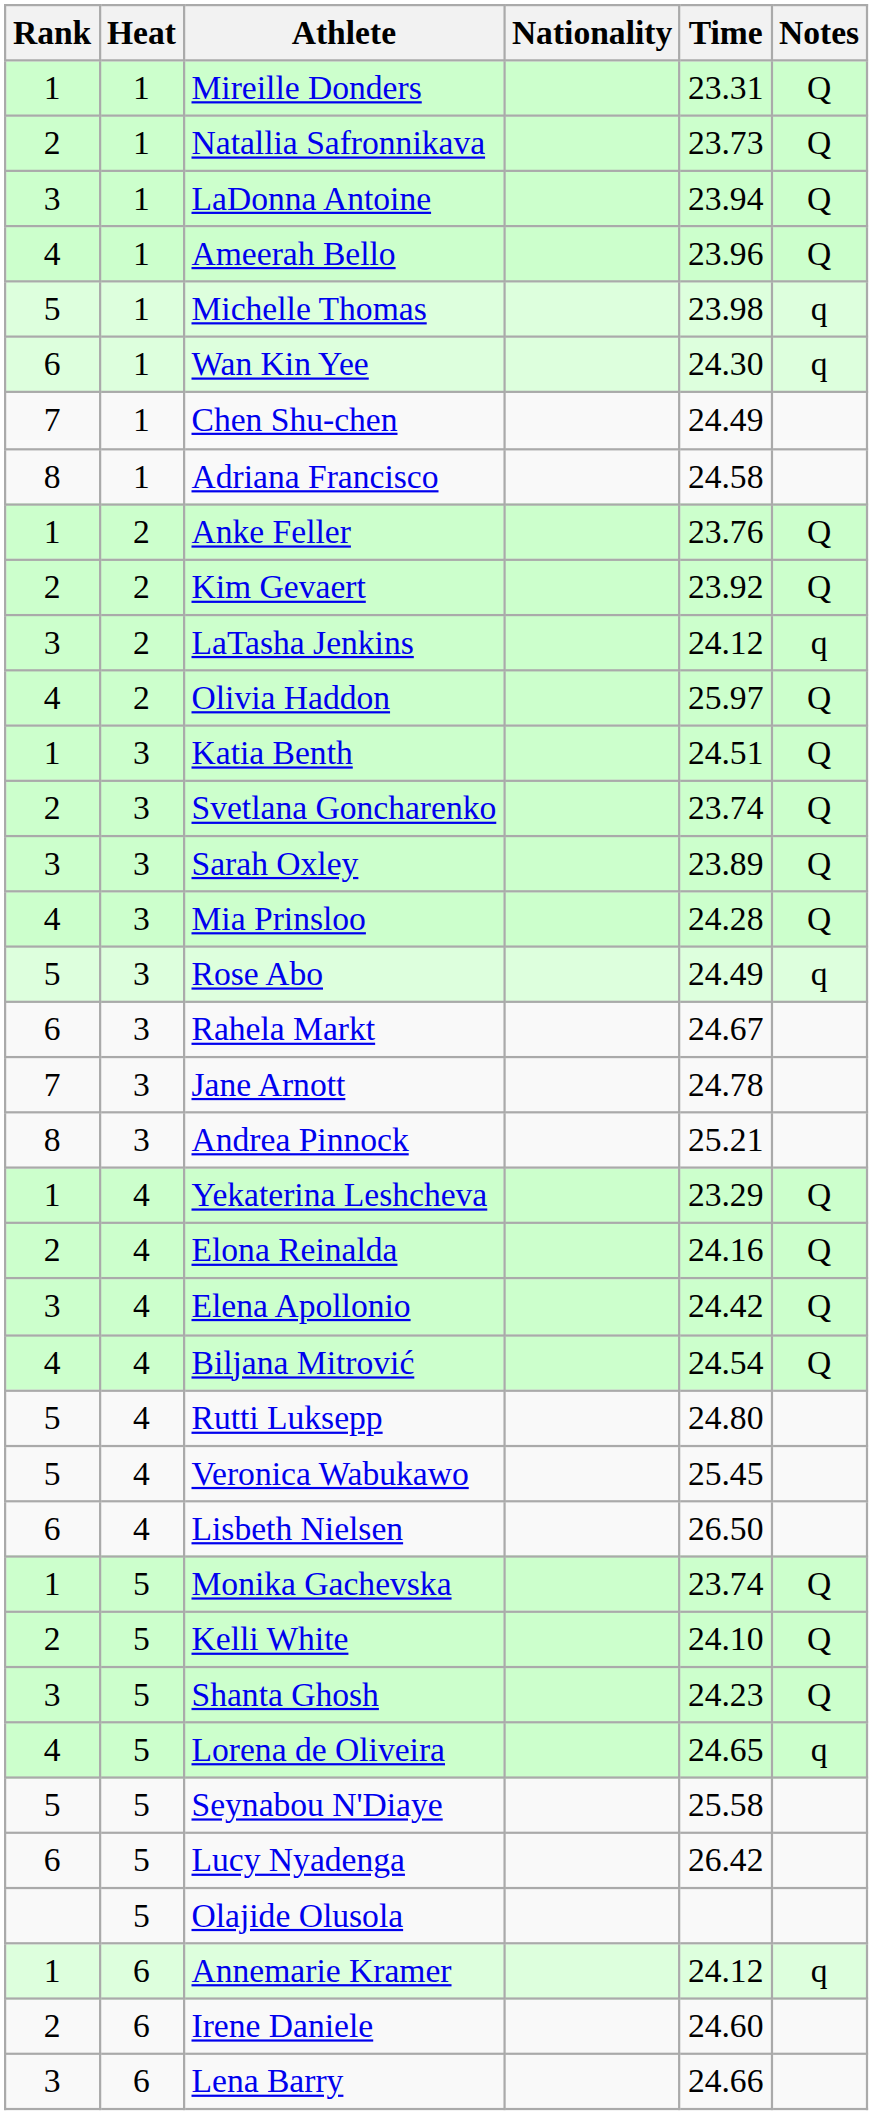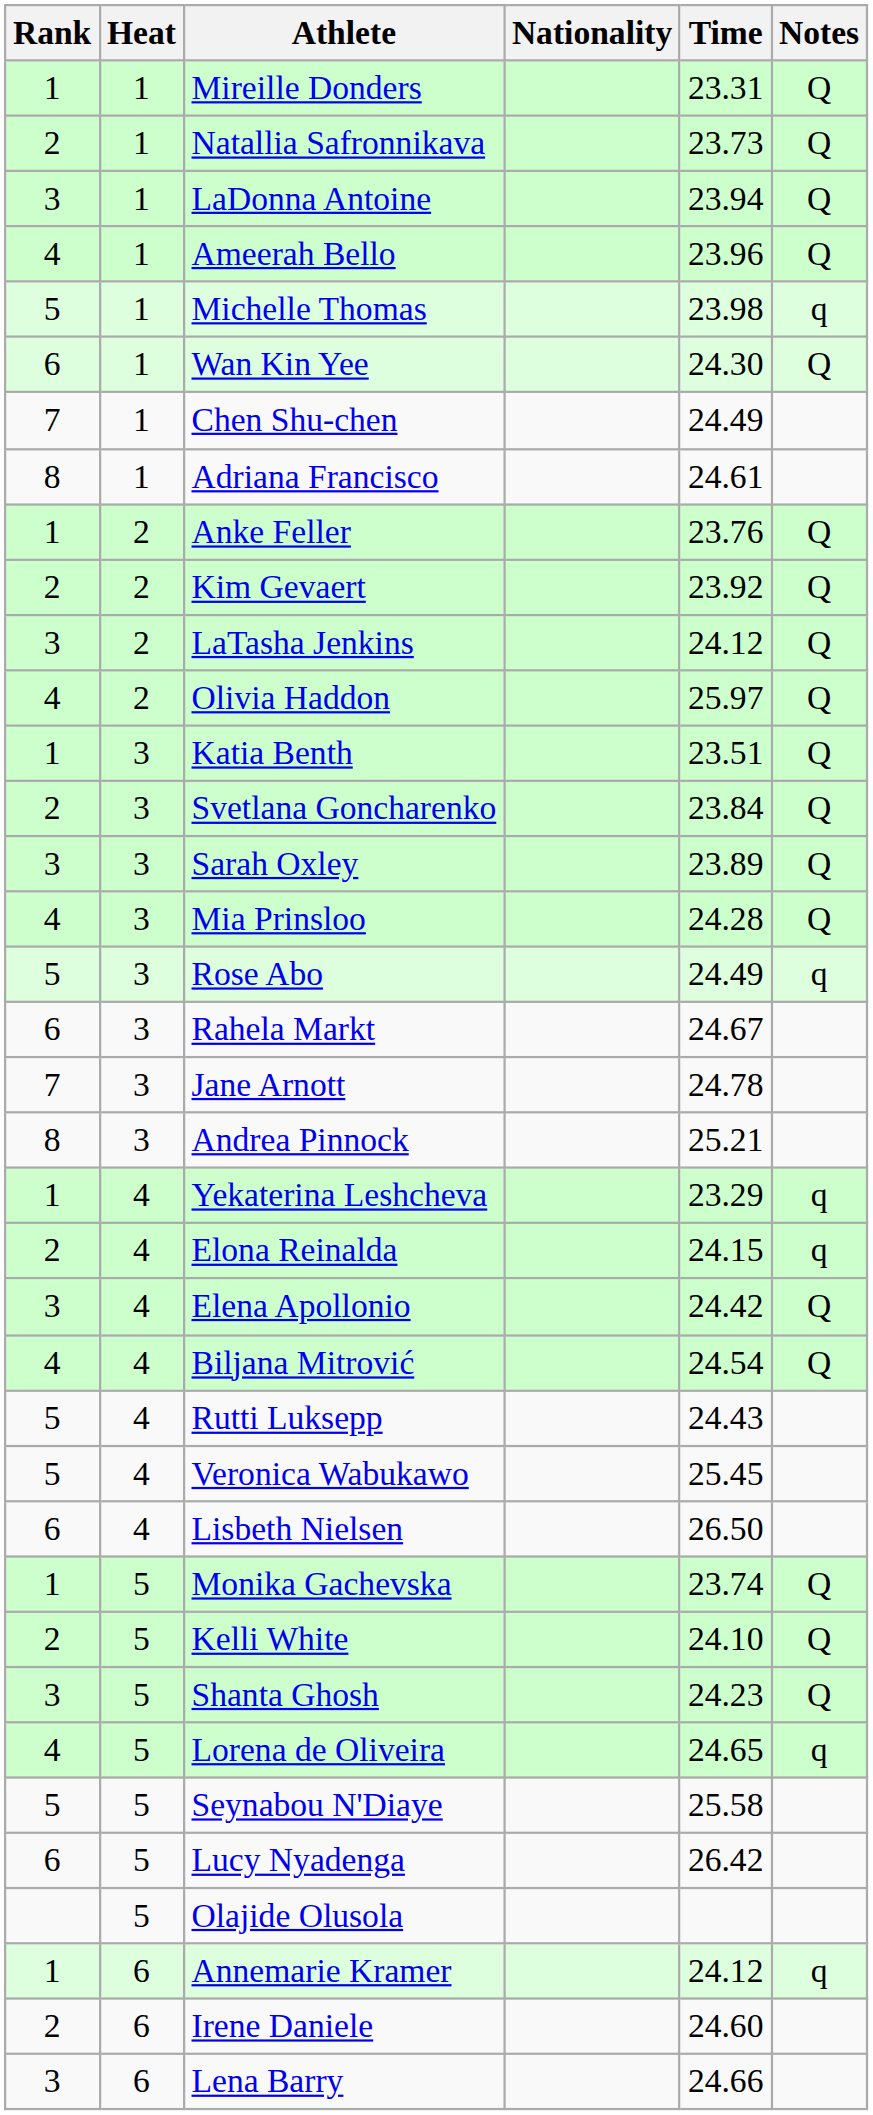(819, 364) q -> (819, 364) Q
(726, 475) 24.58 -> (726, 475) 24.61
(819, 641) q -> (819, 641) Q
(726, 752) 24.51 -> (726, 752) 23.51
(726, 807) 23.74 -> (726, 807) 23.84
(819, 1195) Q -> (819, 1195) q
(726, 1250) 24.16 -> (726, 1250) 24.15
(819, 1250) Q -> (819, 1250) q
(726, 1417) 24.80 -> (726, 1417) 24.43
